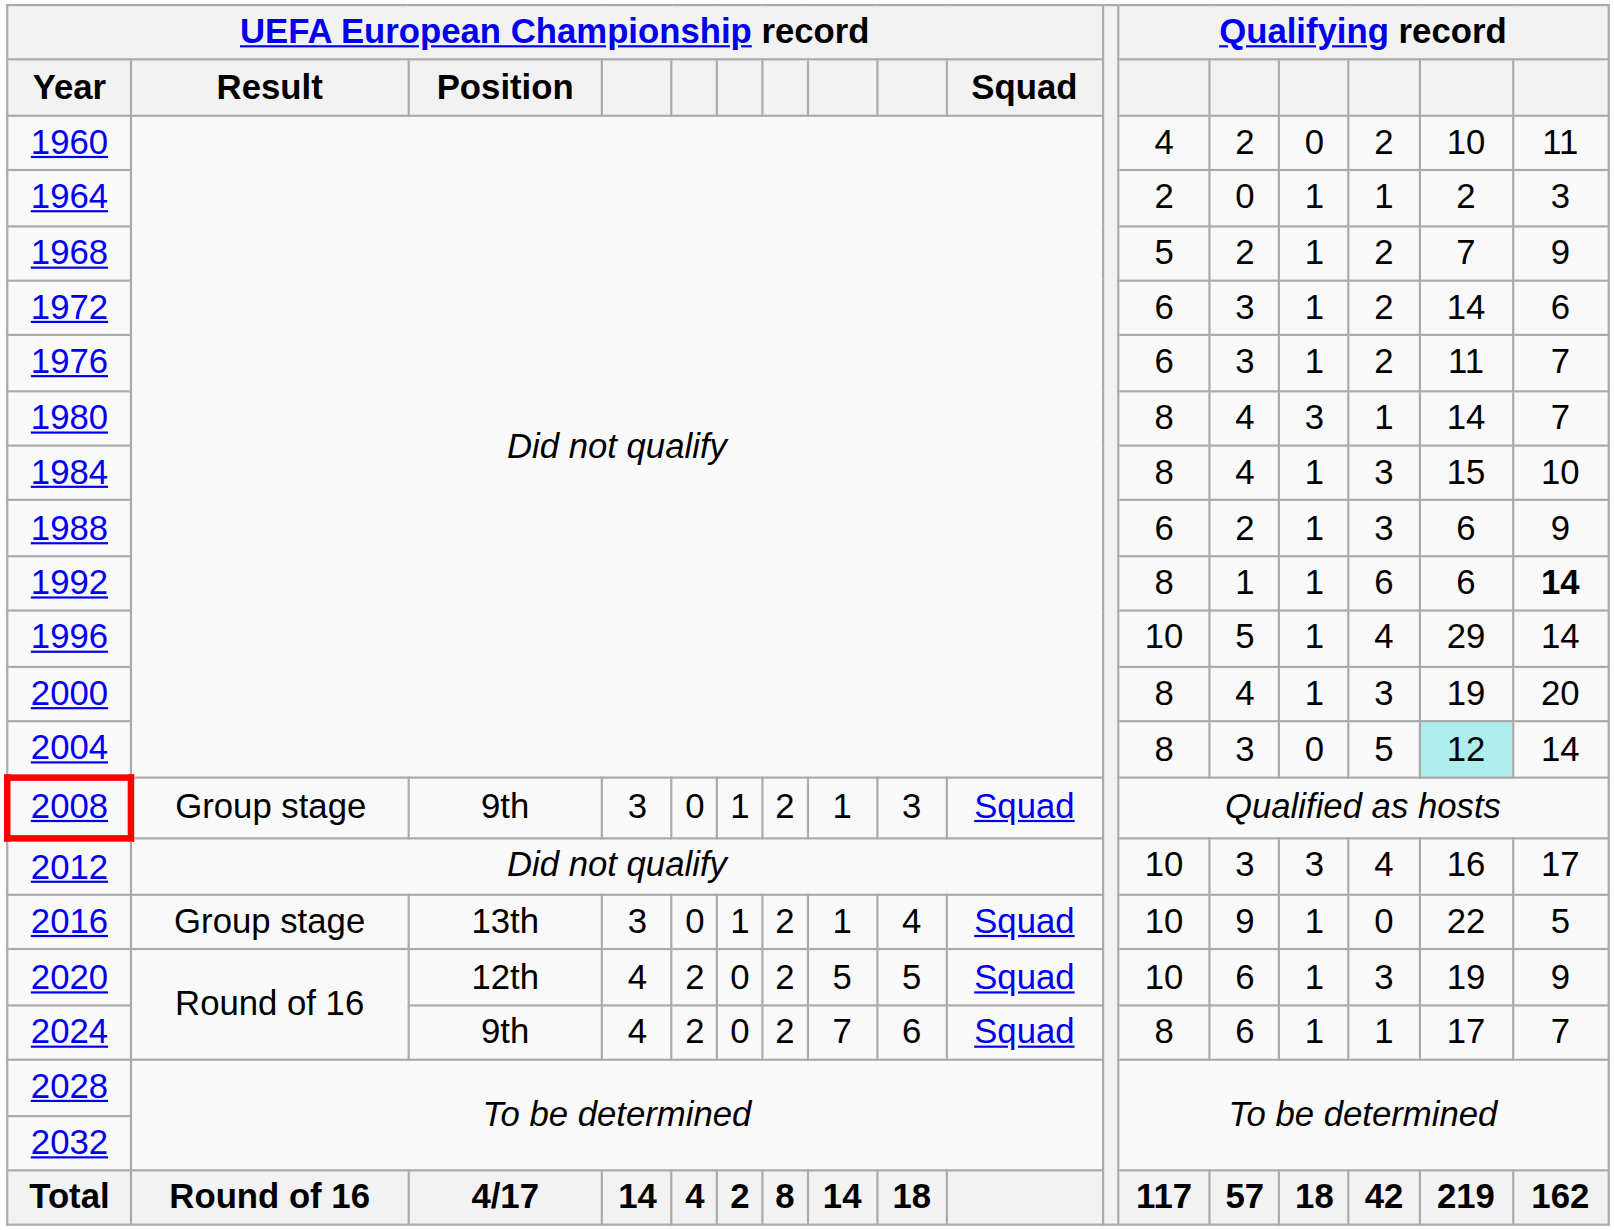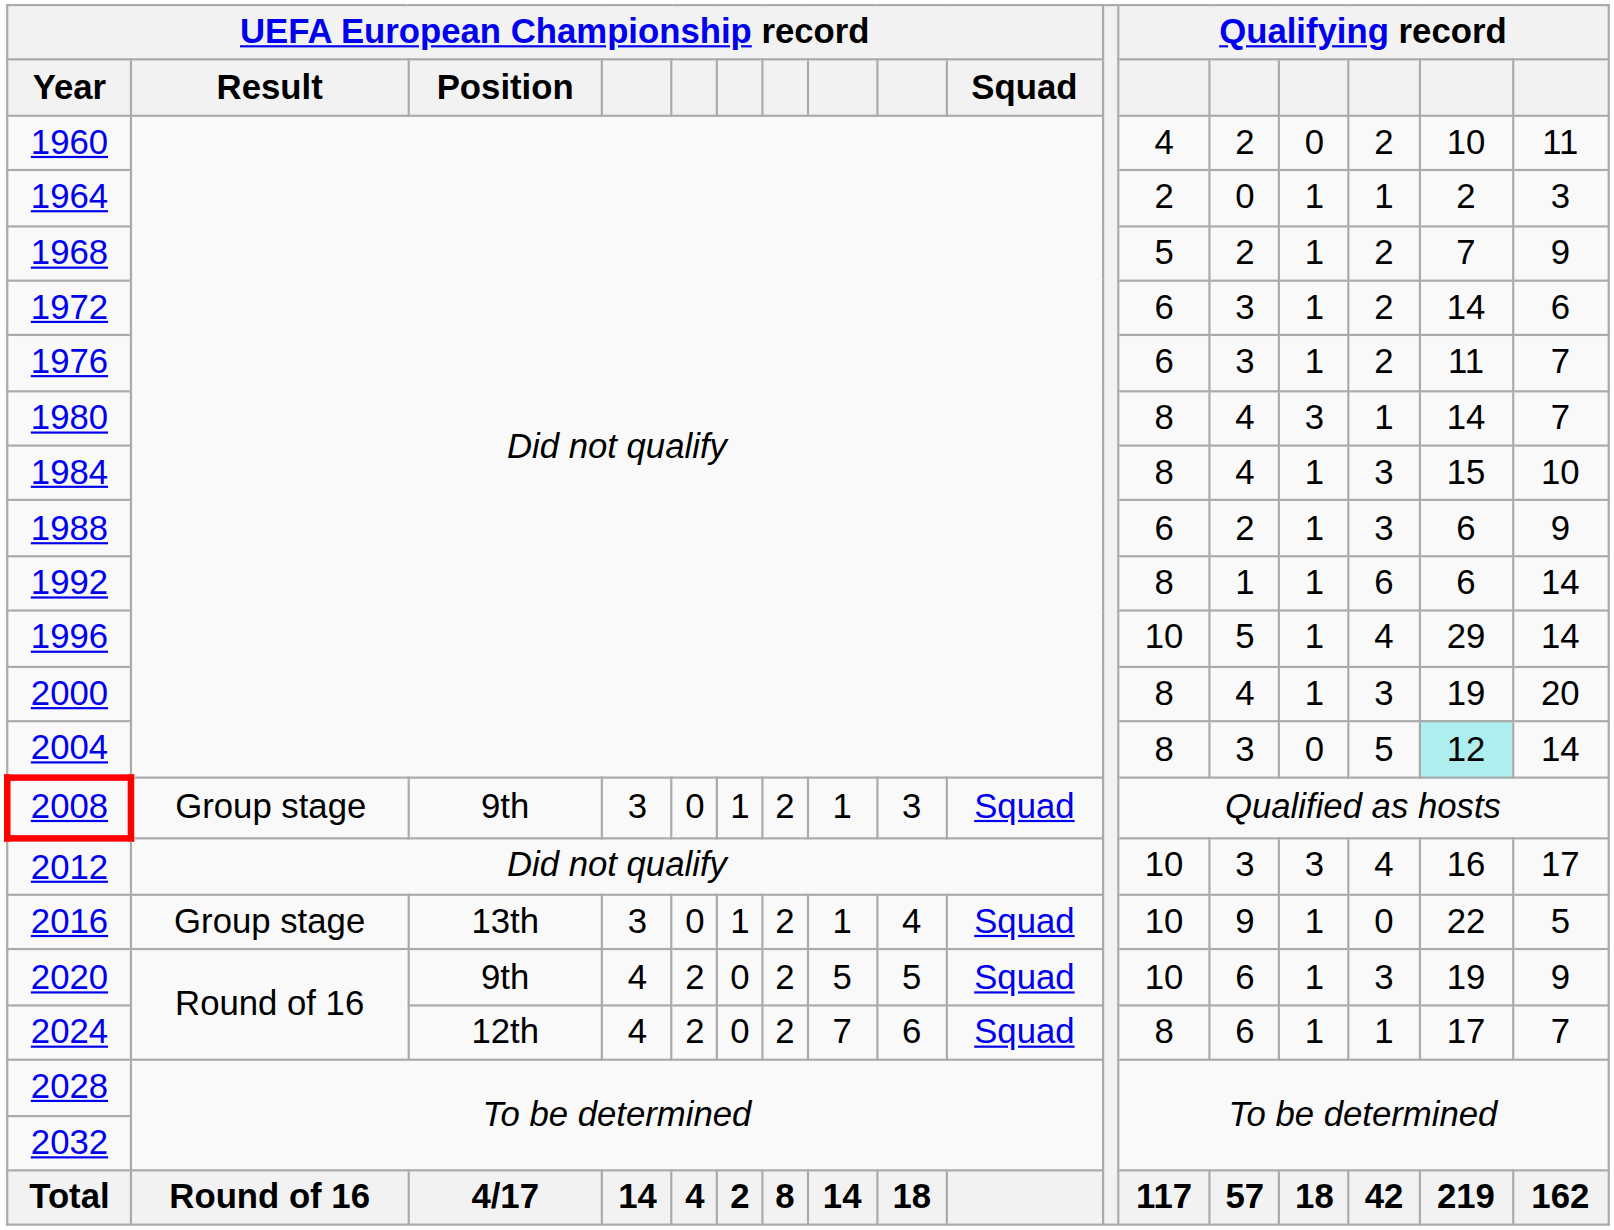(1560, 582) bold -> (1560, 582) normal
(505, 976) 12th -> (505, 976) 9th
(505, 1031) 9th -> (505, 1031) 12th
